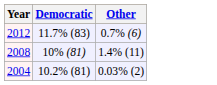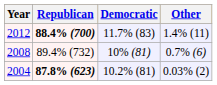+ column: (65, 14)
(121, 33) 0.7% (6) -> (186, 33) 1.4% (11)
(121, 52) 1.4% (11) -> (186, 52) 0.7% (6)
